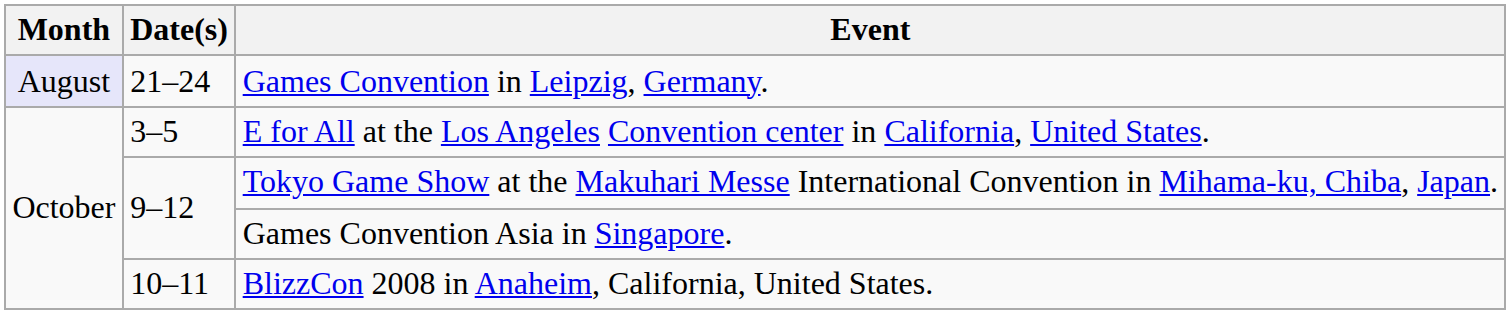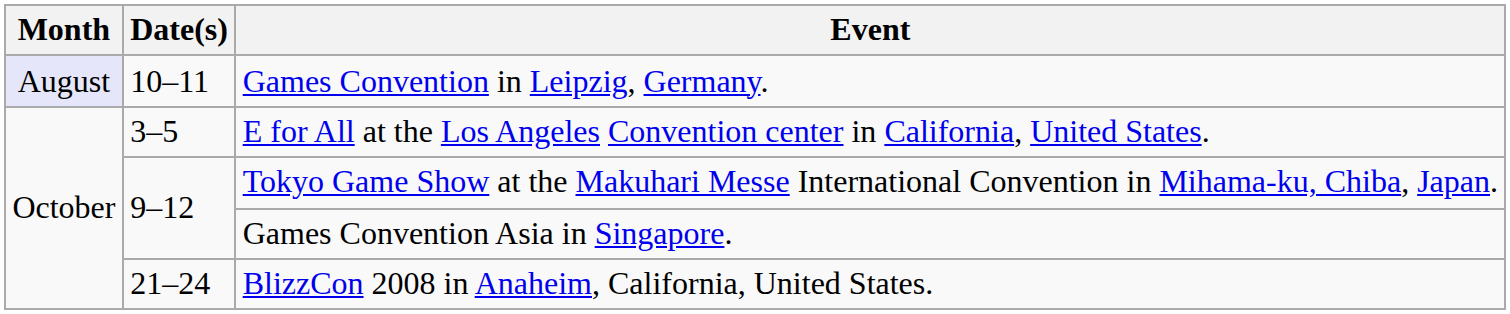(170, 80) 21–24 -> (170, 80) 10–11
(170, 283) 10–11 -> (170, 283) 21–24
